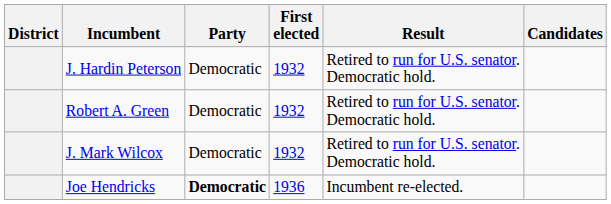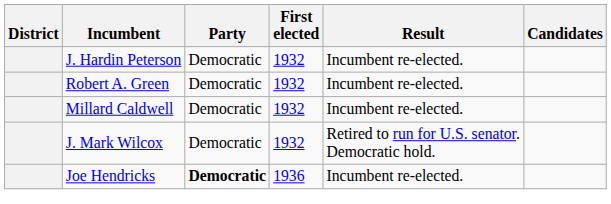(423, 68) Retired to run for U.S. senator. Democratic hold. -> (395, 59) Incumbent re-elected.
(423, 110) Retired to run for U.S. senator. Democratic hold. -> (395, 84) Incumbent re-elected.
+ row: (120, 109)
